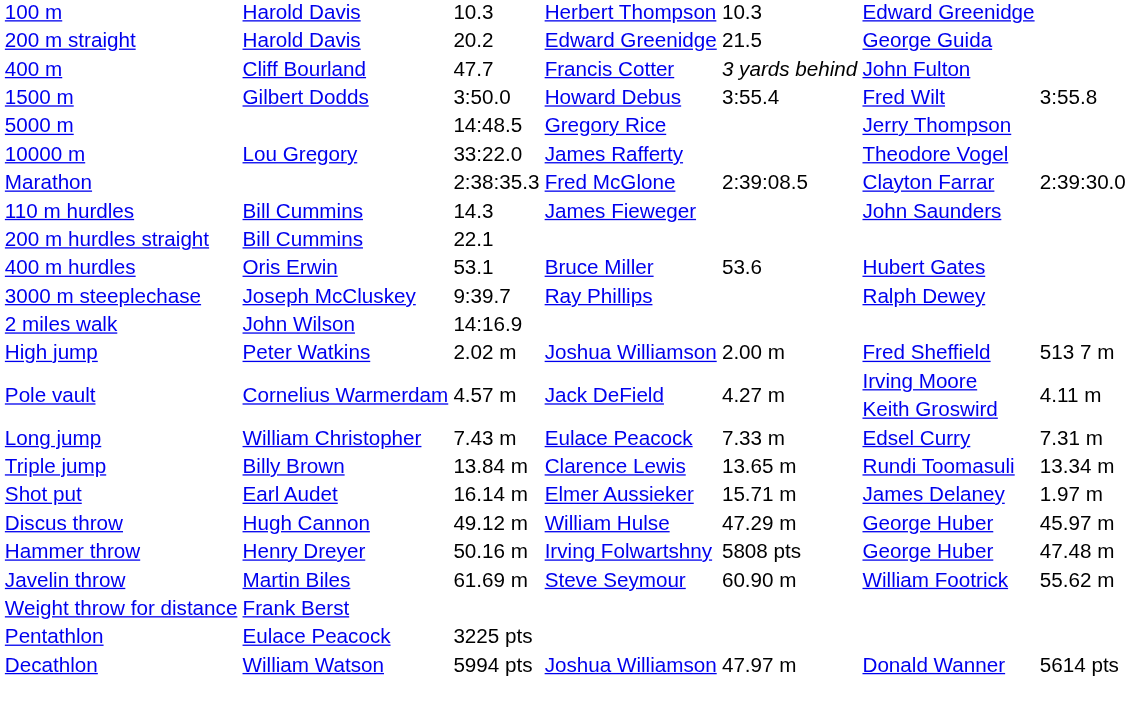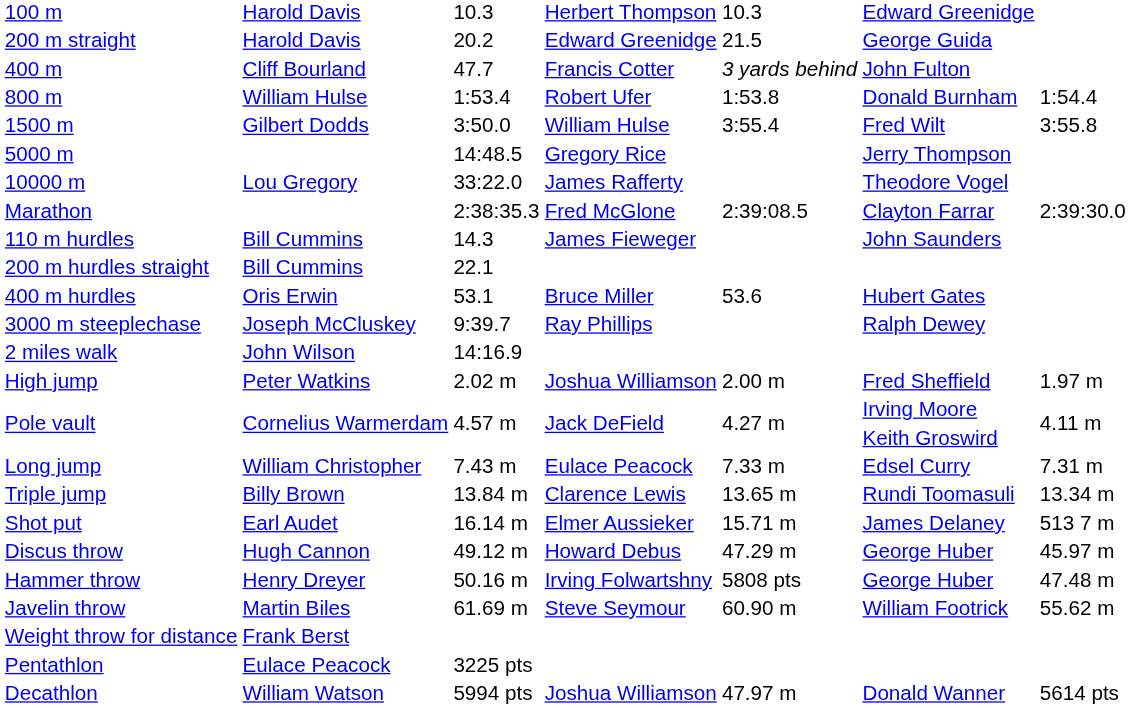+ row: (34, 97)
(613, 97) Howard Debus -> (607, 125) William Hulse
(1077, 352) 513 7 m -> (1071, 381) 1.97 m
(1071, 494) 1.97 m -> (1077, 523) 513 7 m
(607, 523) William Hulse -> (613, 551) Howard Debus
